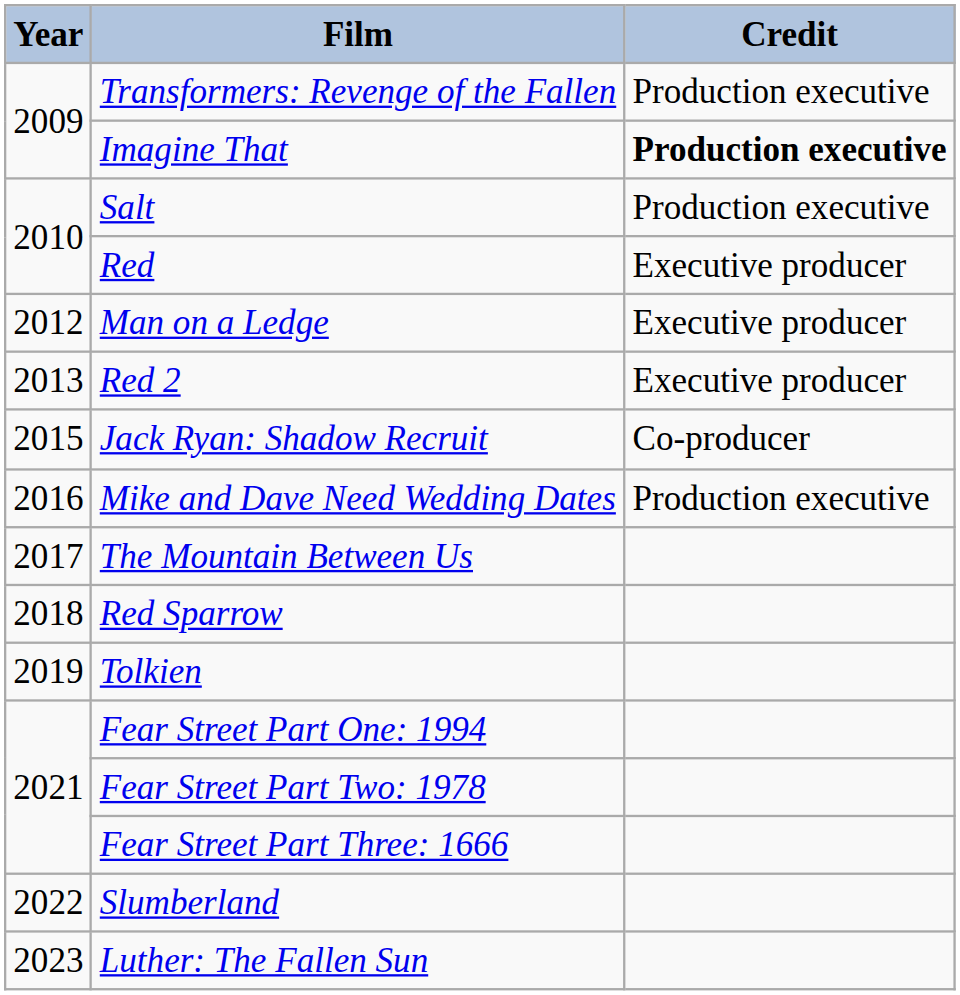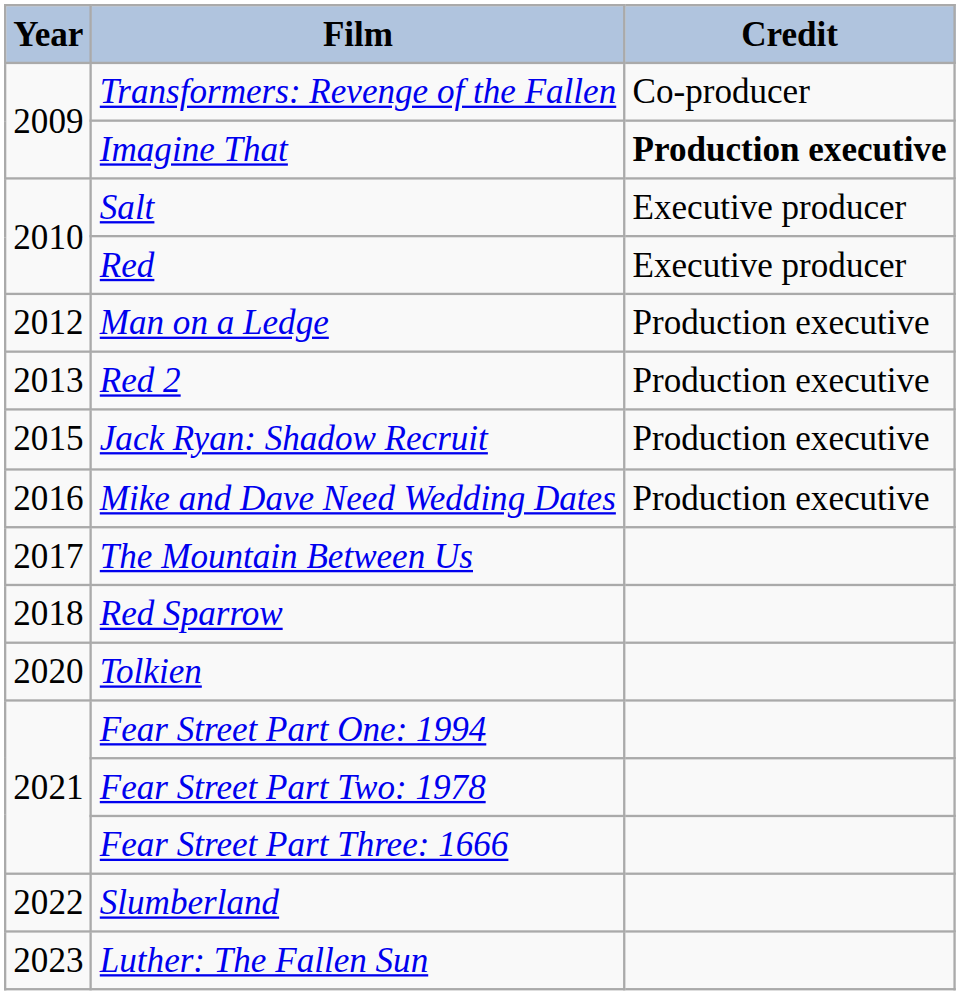(781, 91) Production executive -> (721, 91) Co-producer
(781, 207) Production executive -> (769, 207) Executive producer
(769, 323) Executive producer -> (781, 323) Production executive
(769, 381) Executive producer -> (781, 381) Production executive
(721, 438) Co-producer -> (781, 438) Production executive
(48, 670) 2019 -> (48, 670) 2020
